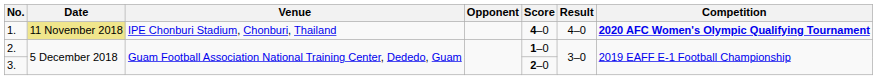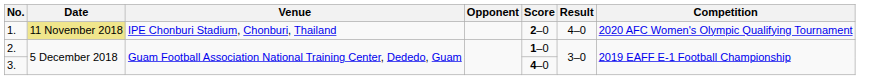(539, 30) 4–0 -> (539, 30) 2–0
(734, 30) bold -> (726, 30) normal
(539, 65) 2–0 -> (539, 65) 4–0
